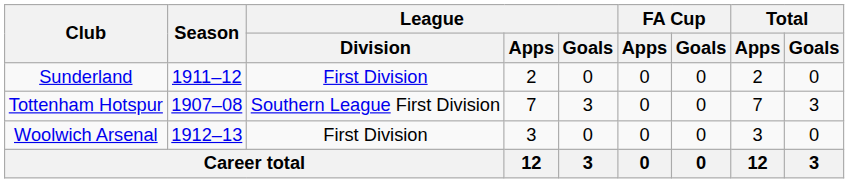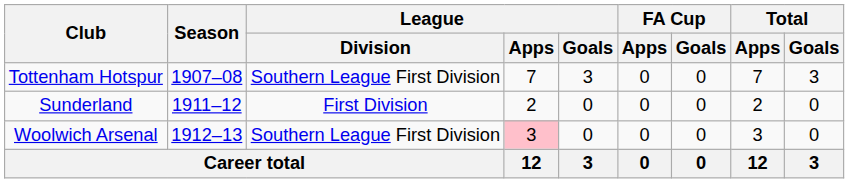rows swapped: (86, 105) <-> (86, 76)
(375, 134) First Division -> (375, 134) Southern League First Division
(531, 134) no background -> (531, 134) pink background
